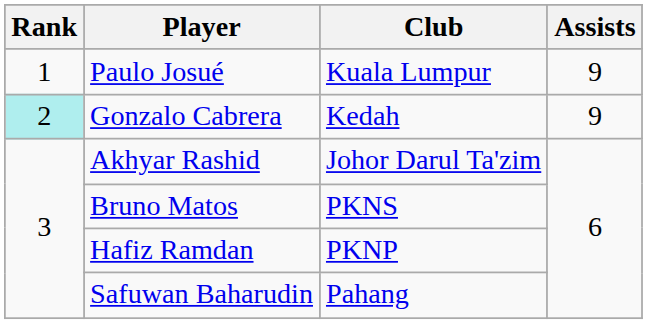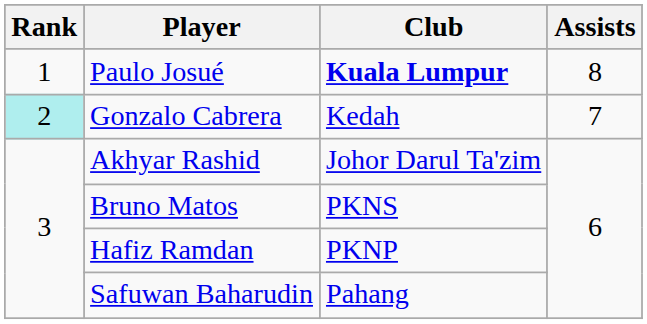(408, 71) normal -> (417, 71) bold
(595, 71) 9 -> (595, 71) 8
(595, 116) 9 -> (595, 116) 7
